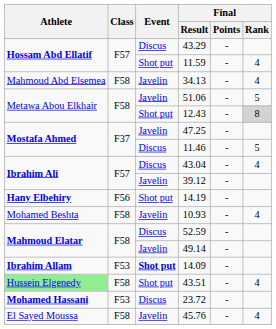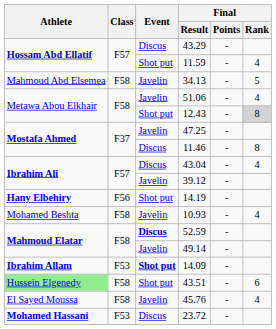(257, 80) 4 -> (257, 80) 5
(257, 97) 5 -> (257, 97) 4
(257, 148) 5 -> (257, 148) 8
(152, 232) normal -> (153, 232) bold
(257, 283) 4 -> (257, 283) 6
rows swapped: (194, 299) <-> (194, 316)
